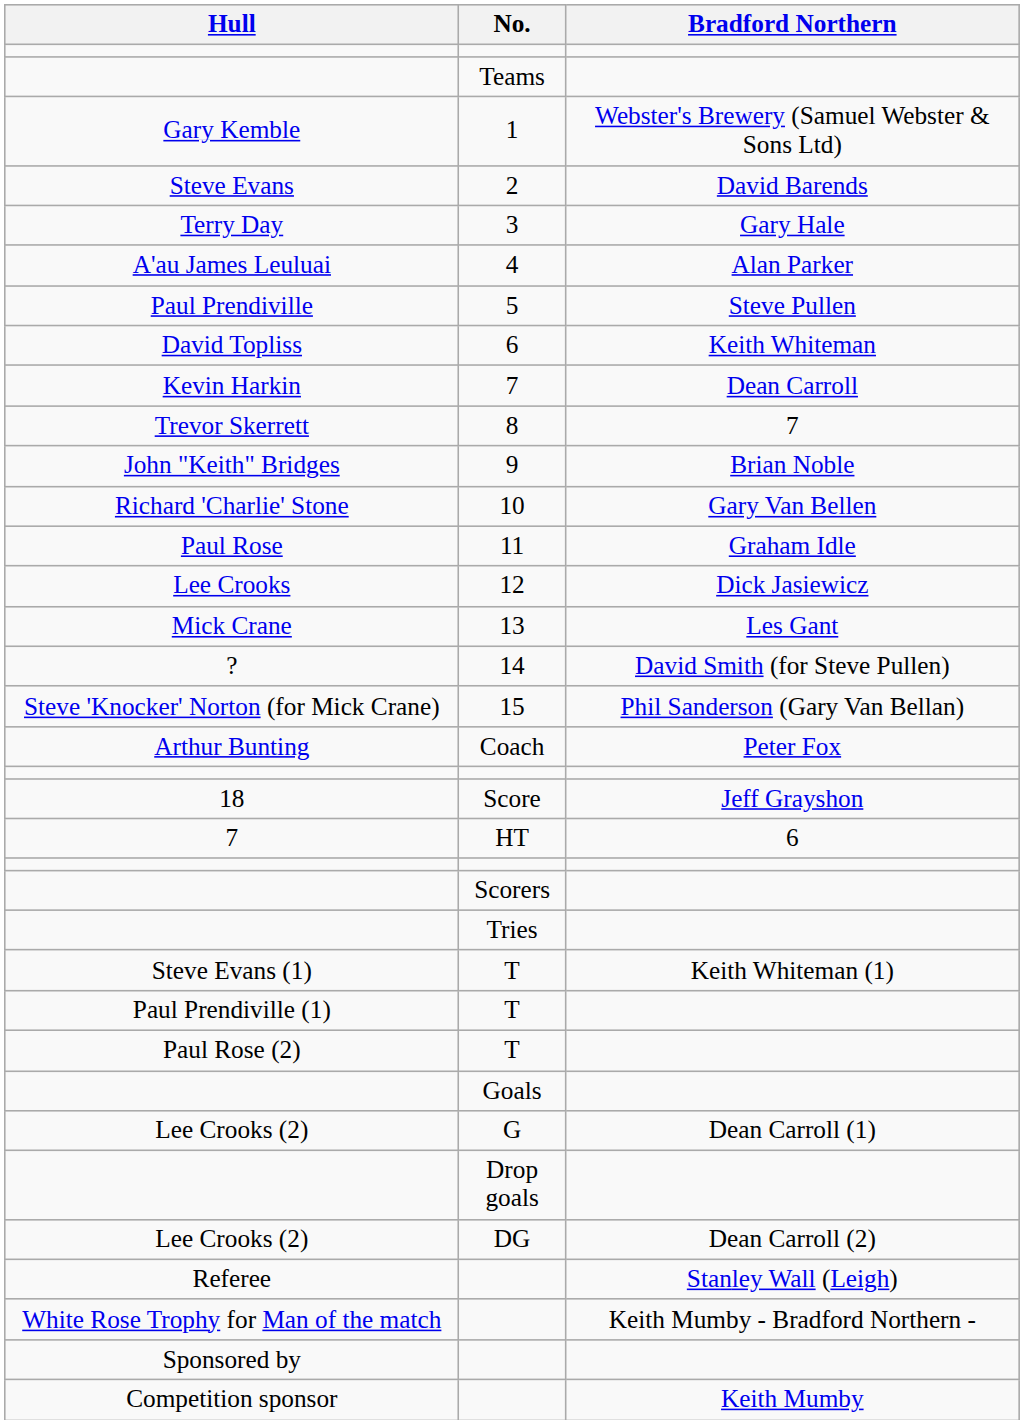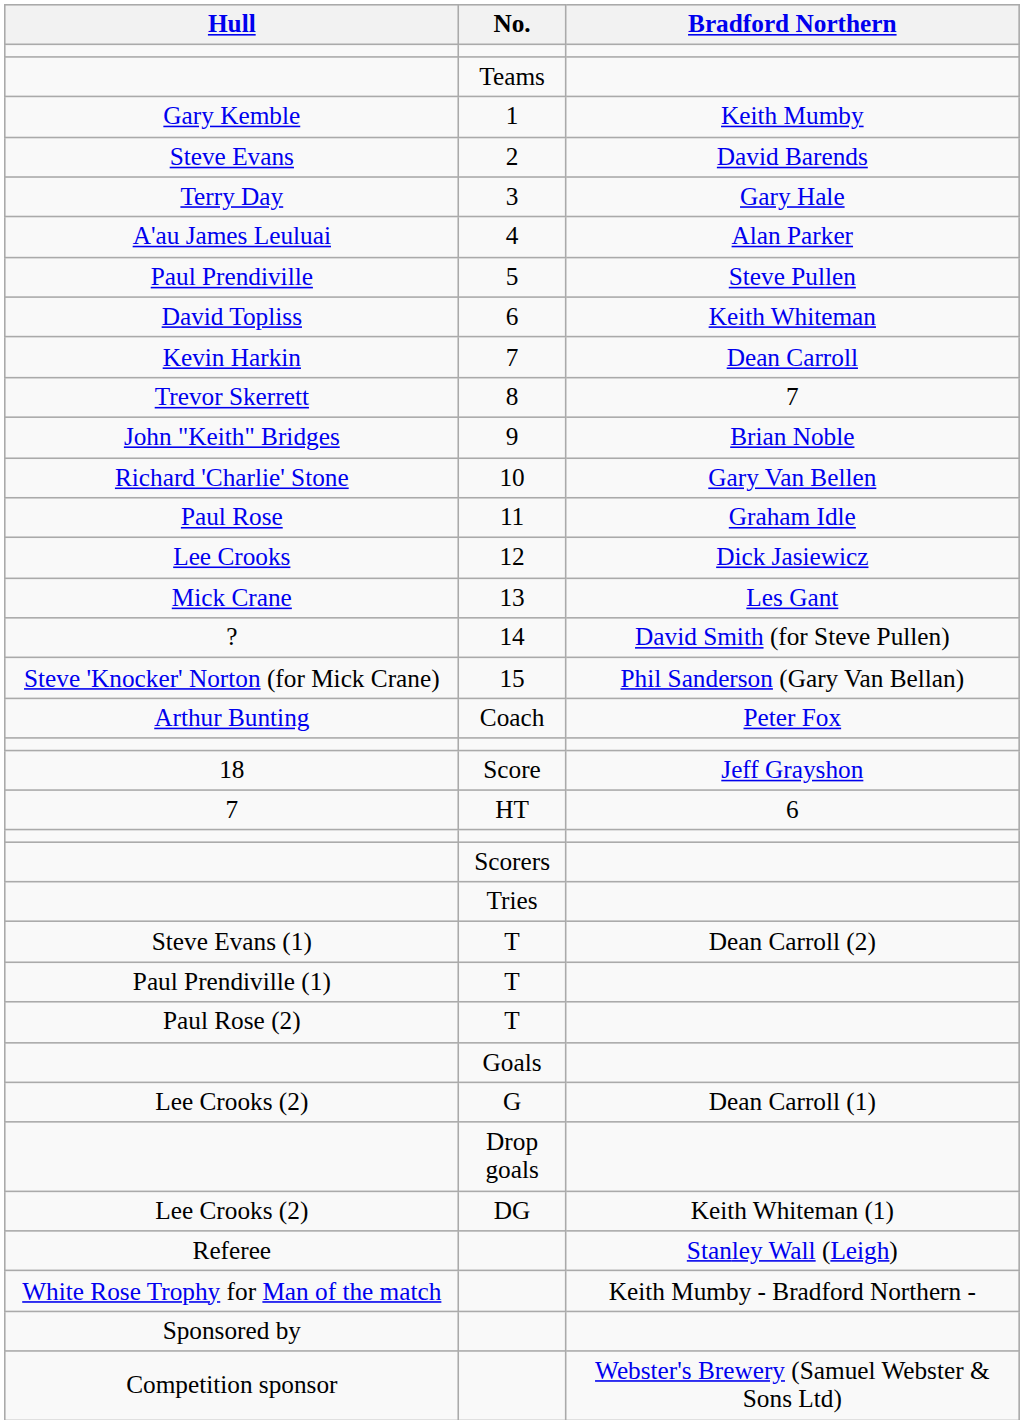(792, 130) Webster's Brewery (Samuel Webster & Sons Ltd) -> (792, 116) Keith Mumby
(792, 969) Keith Whiteman (1) -> (792, 941) Dean Carroll (2)
(792, 1238) Dean Carroll (2) -> (792, 1210) Keith Whiteman (1)
(792, 1399) Keith Mumby -> (792, 1385) Webster's Brewery (Samuel Webster & Sons Ltd)
